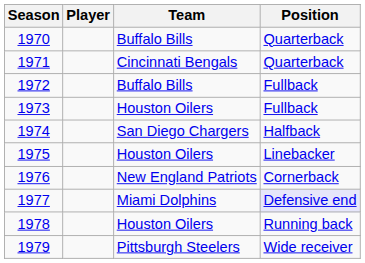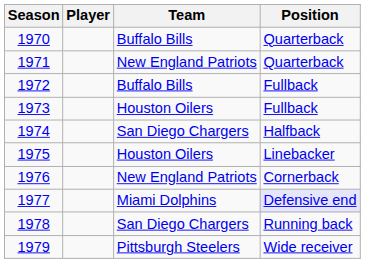(177, 62) Cincinnati Bengals -> (187, 62) New England Patriots
(165, 223) Houston Oilers -> (183, 223) San Diego Chargers
